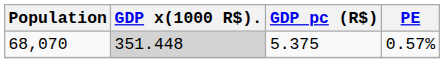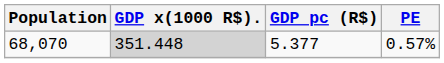(294, 45) 5.375 -> (294, 45) 5.377
